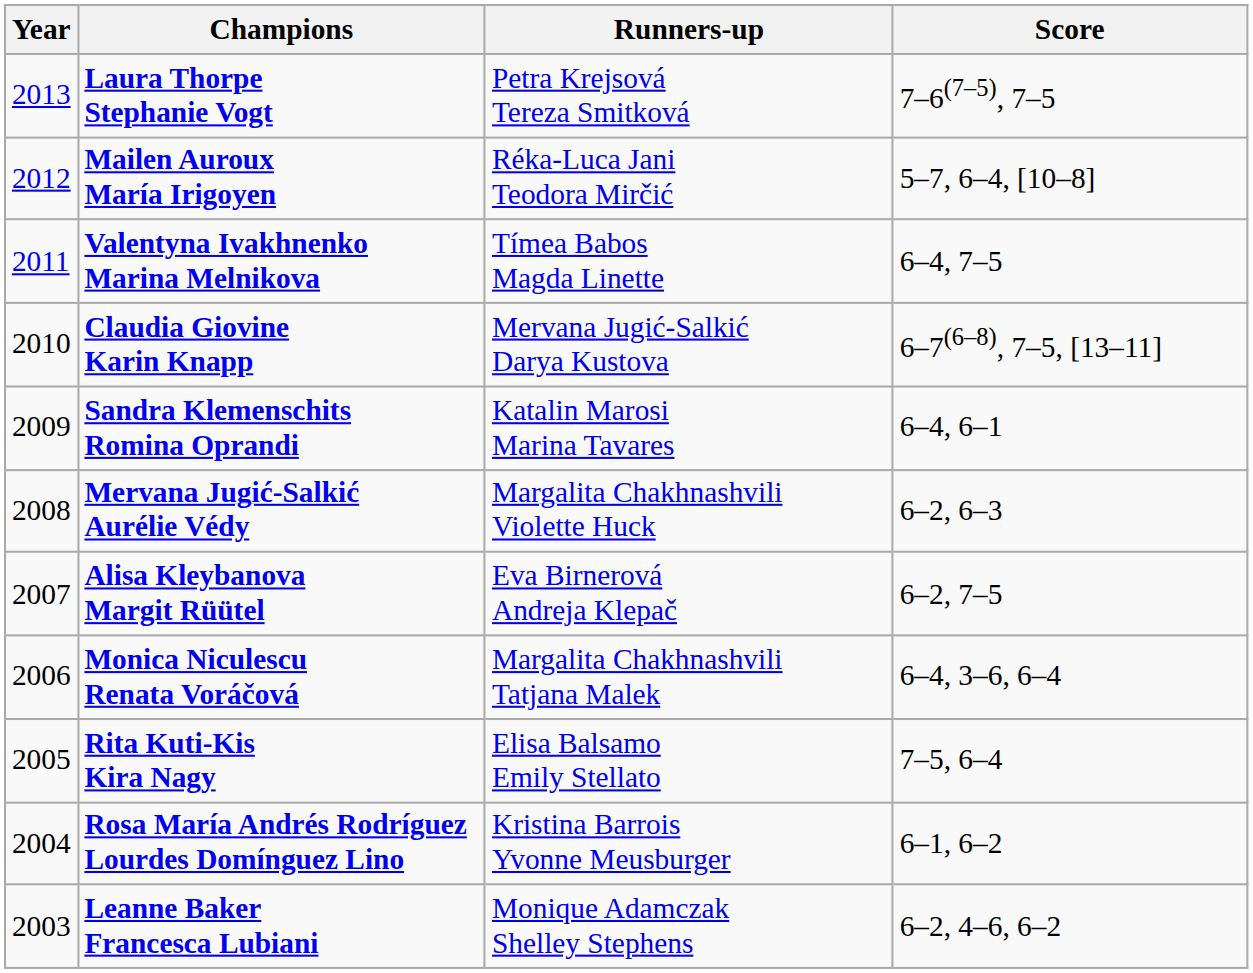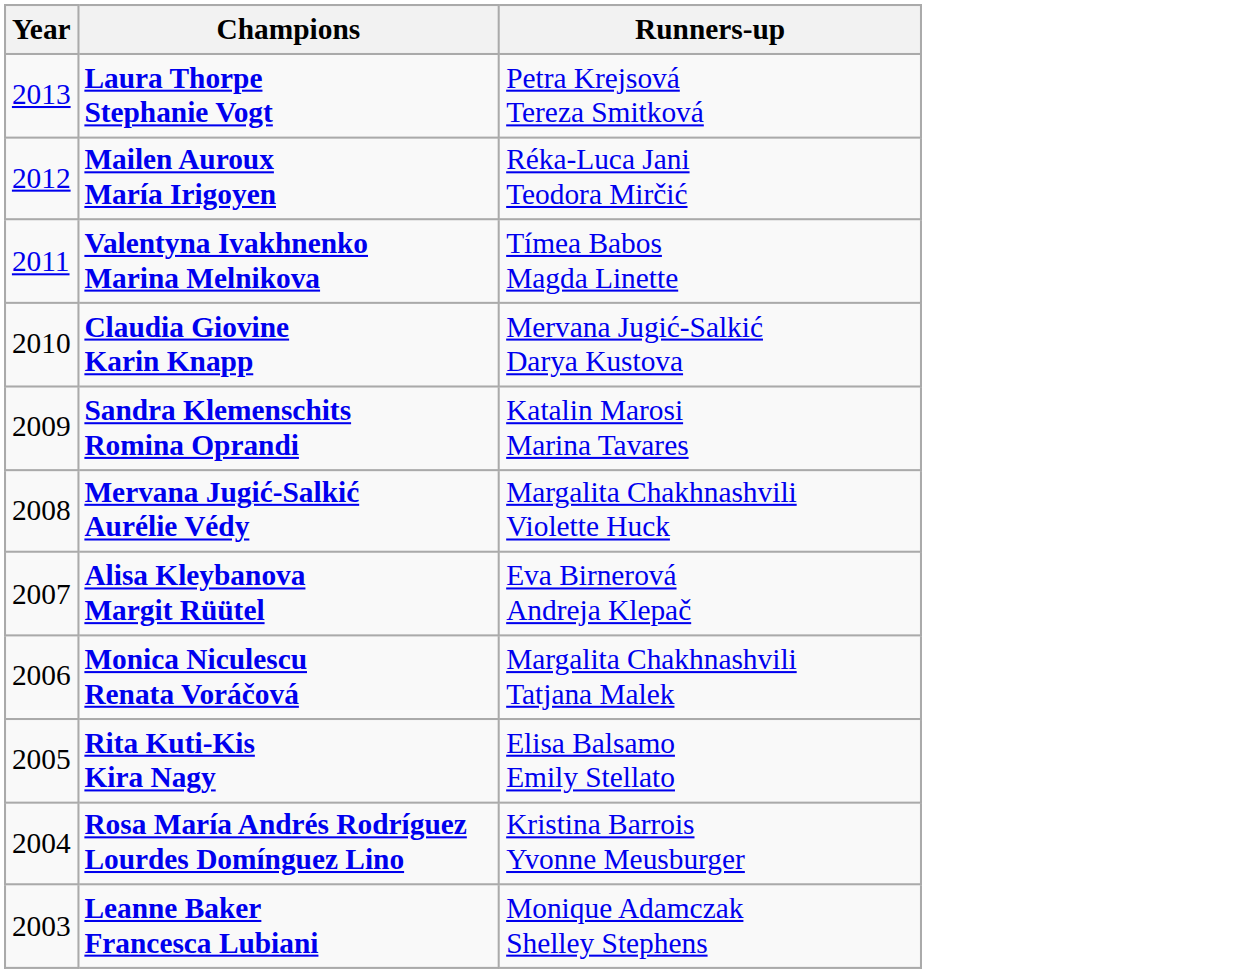- column: (1070, 29)
